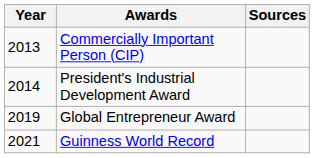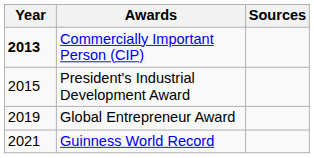(24, 47) normal -> (24, 47) bold
(24, 86) 2014 -> (24, 86) 2015
